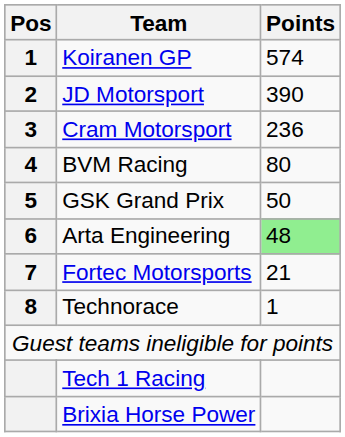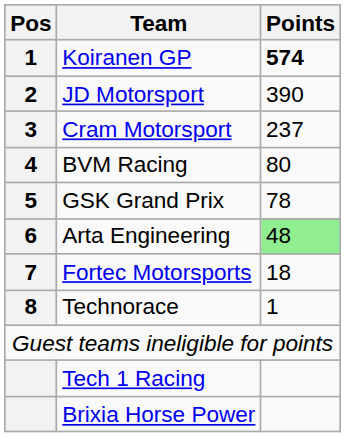(285, 58) normal -> (285, 58) bold
(285, 129) 236 -> (285, 129) 237
(279, 200) 50 -> (279, 200) 78
(279, 271) 21 -> (279, 271) 18
